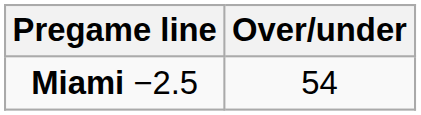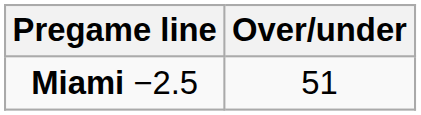(319, 82) 54 -> (319, 82) 51
